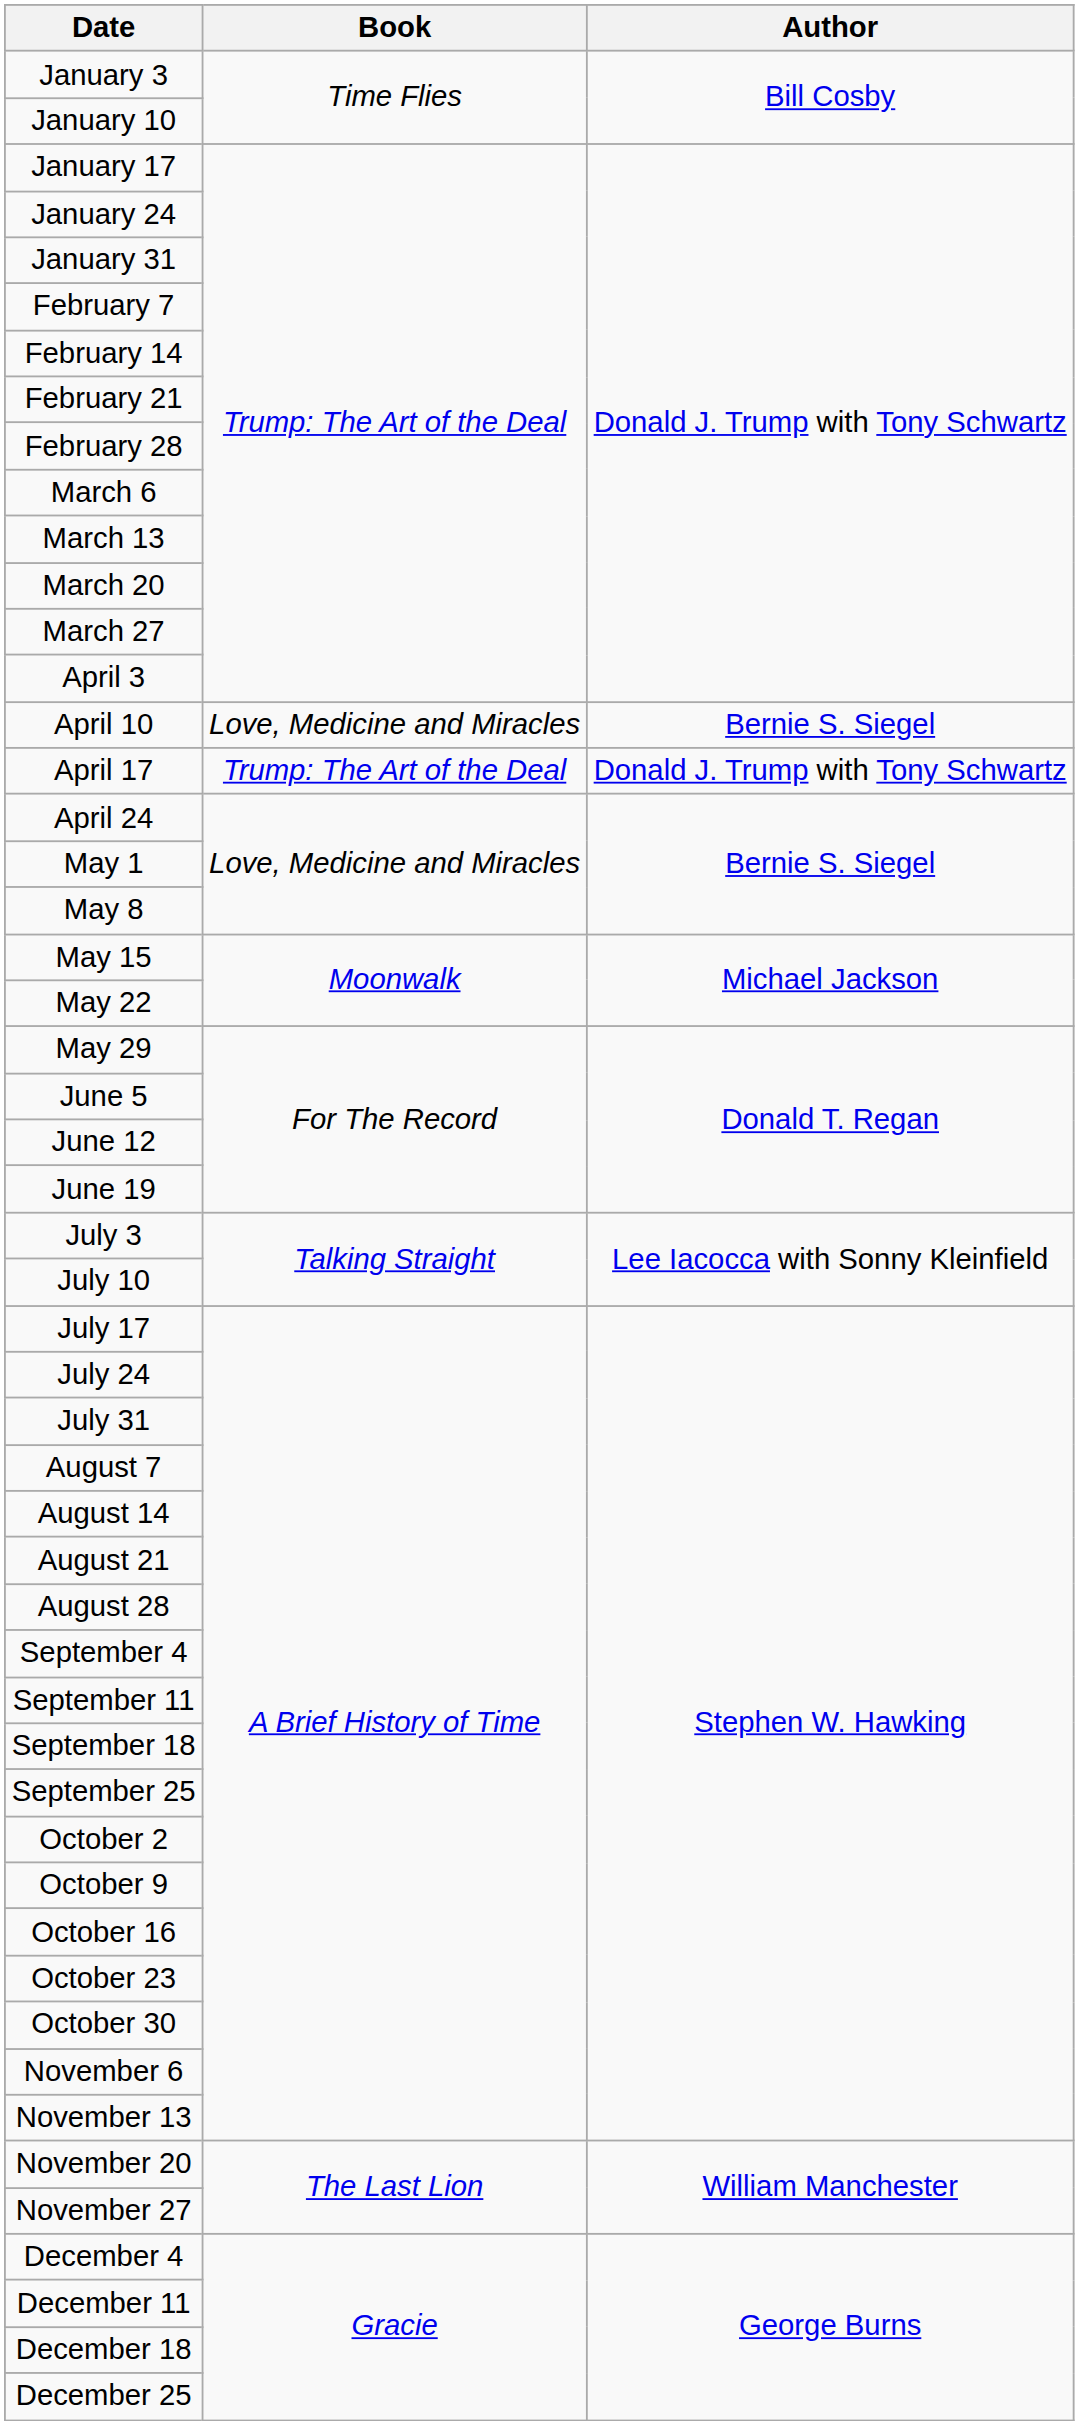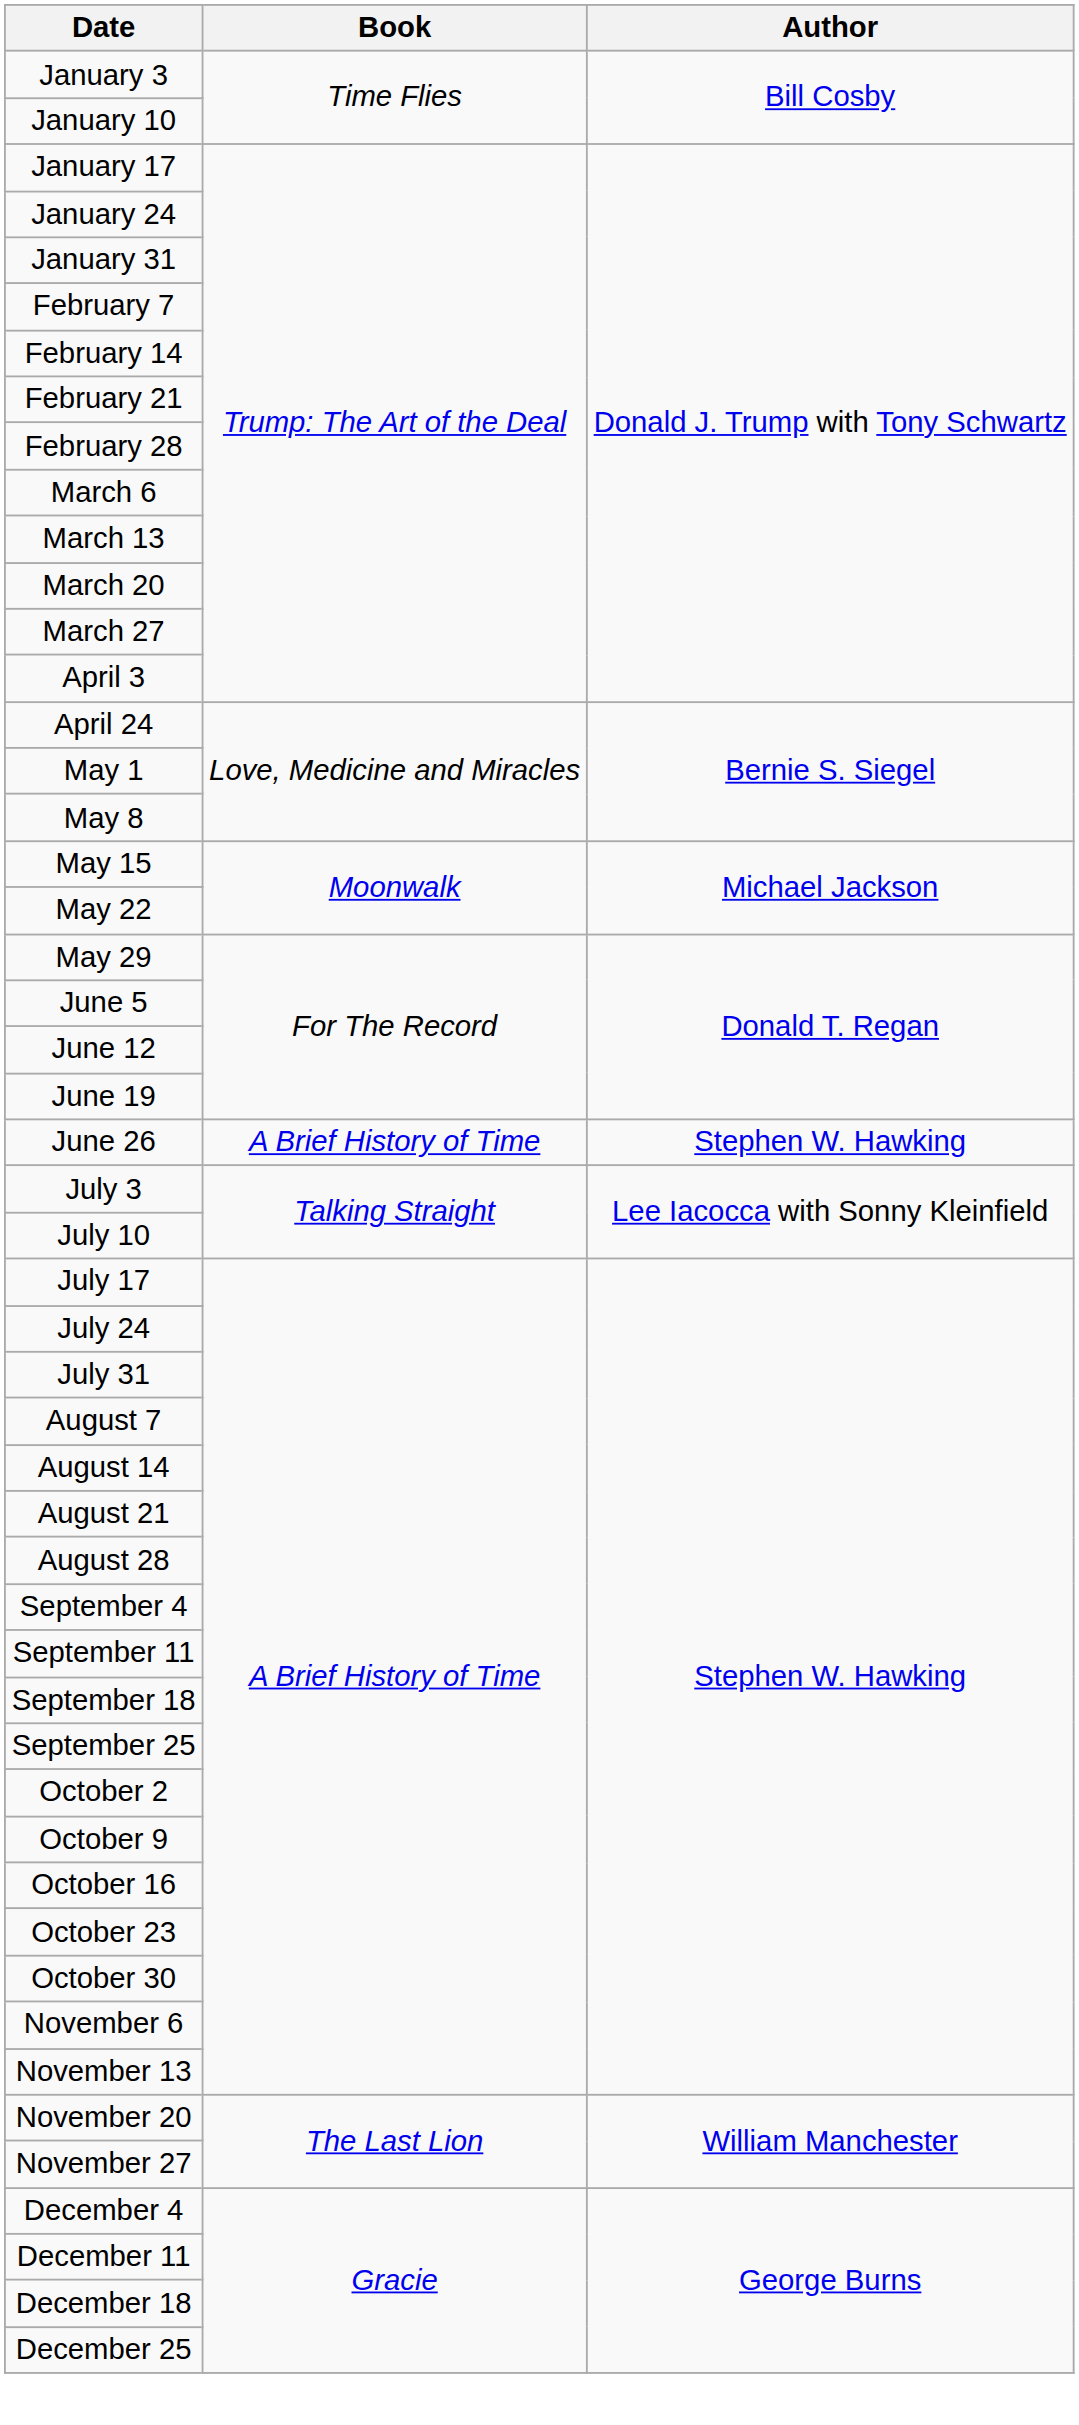- row: (104, 724)
- row: (104, 770)
+ row: (104, 1142)
